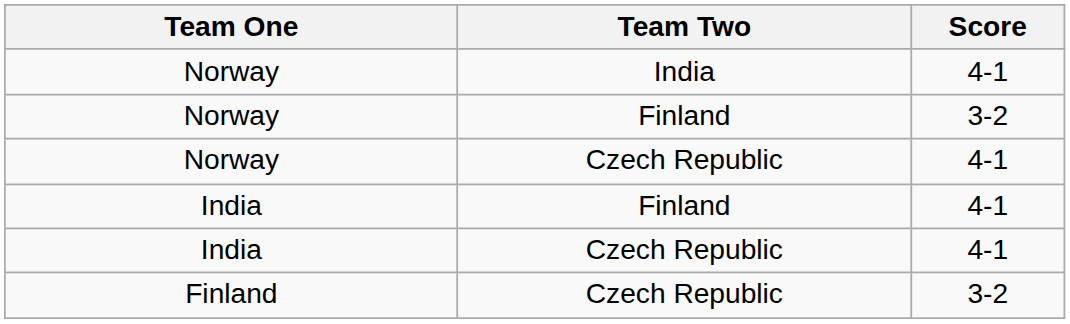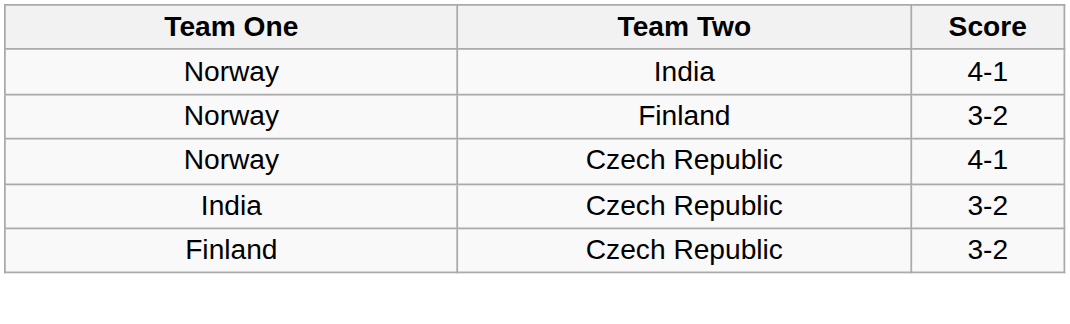- row: (231, 205)
(988, 250) 4-1 -> (988, 205) 3-2
